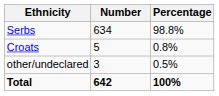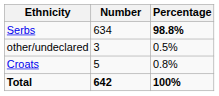(168, 30) normal -> (168, 30) bold
rows swapped: (23, 47) <-> (48, 64)
